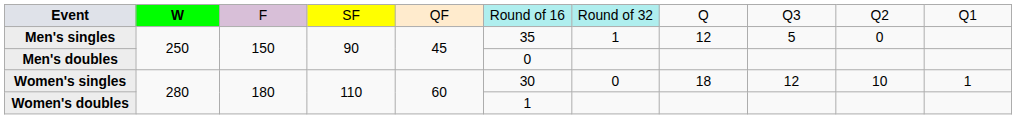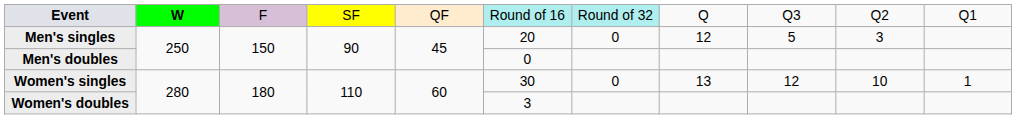(527, 38) 35 -> (527, 38) 20
(615, 38) 1 -> (615, 38) 0
(880, 38) 0 -> (880, 38) 3
(703, 81) 18 -> (703, 81) 13
(527, 103) 1 -> (527, 103) 3
